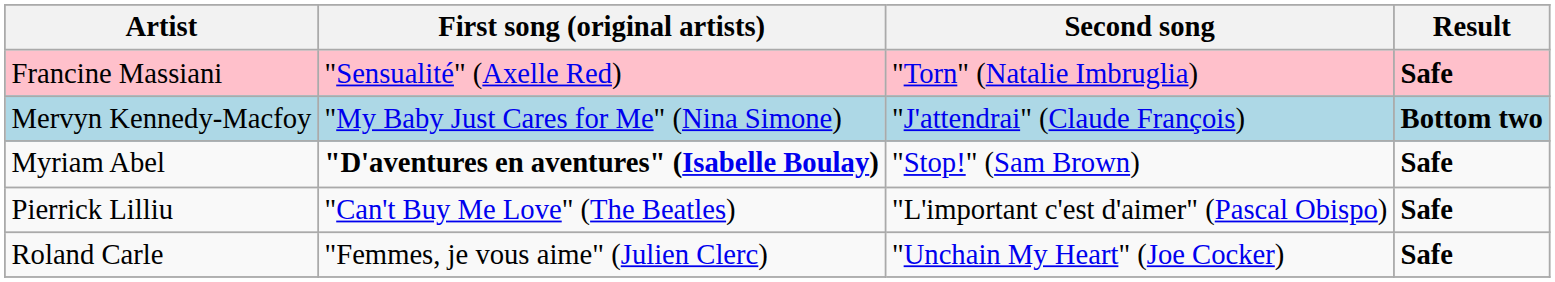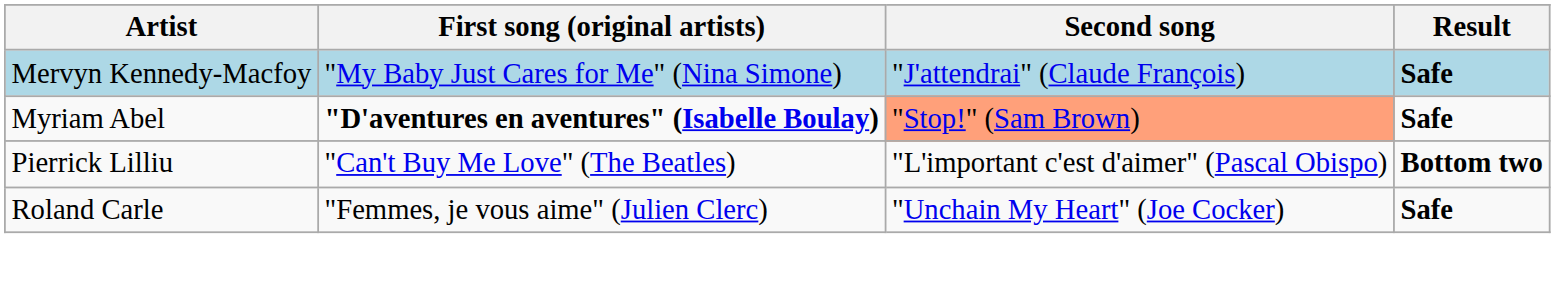- row: (117, 72)
(1472, 118) Bottom two -> (1427, 72) Safe
(1016, 163) no background -> (1016, 118) lightsalmon background
(1427, 208) Safe -> (1472, 163) Bottom two
